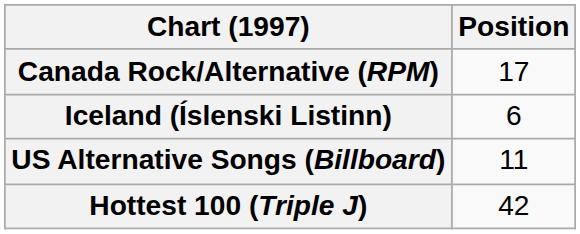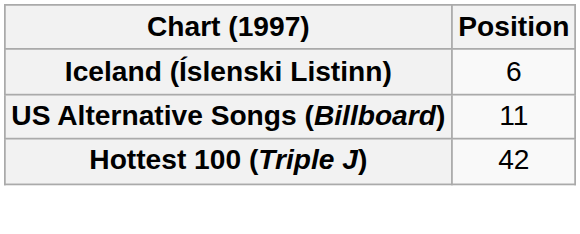- row: (228, 71)
